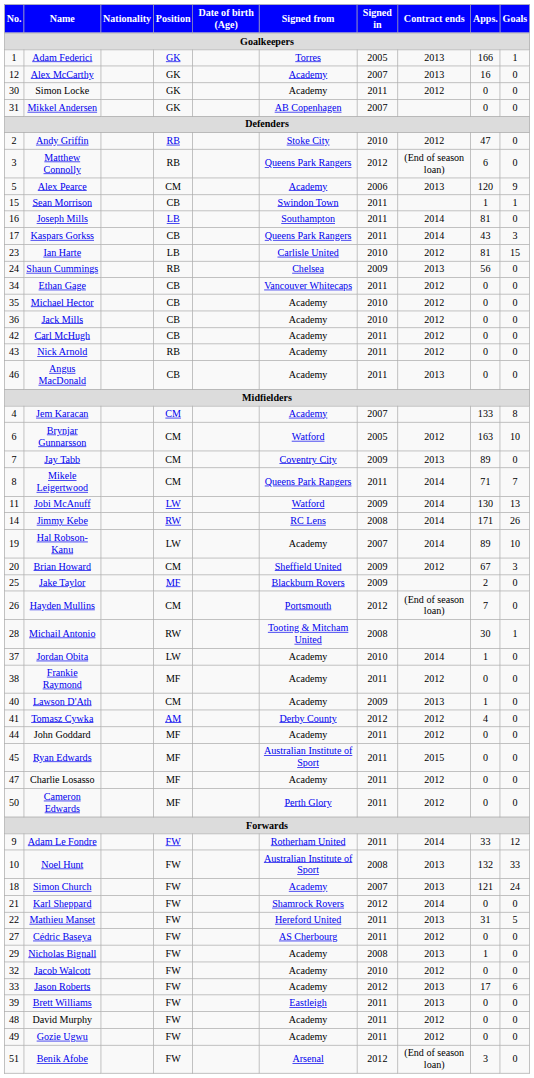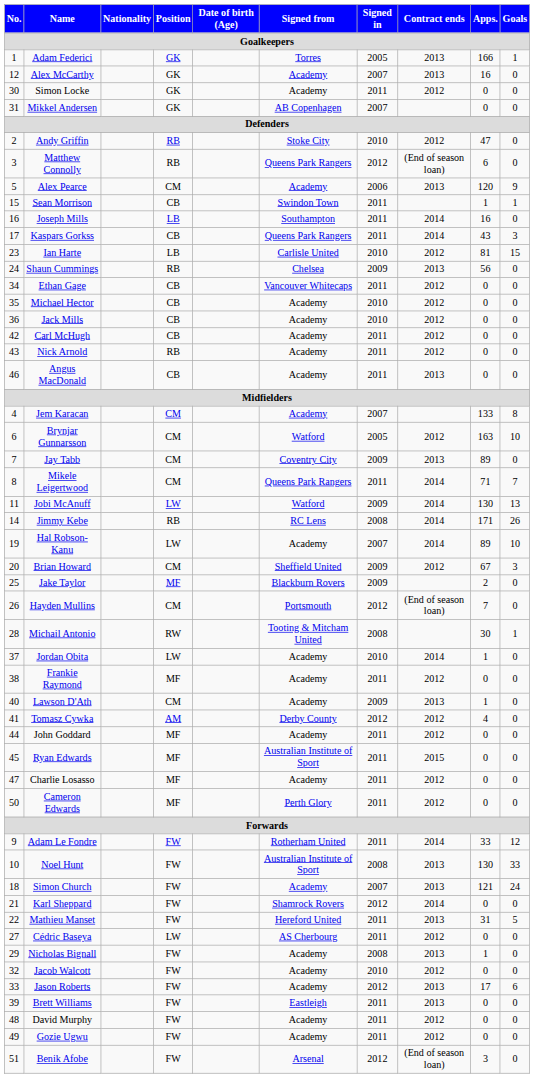(485, 219) 81 -> (485, 219) 16
(173, 521) RW -> (173, 521) RB
(485, 864) 132 -> (485, 864) 130
(173, 937) FW -> (173, 937) LW
